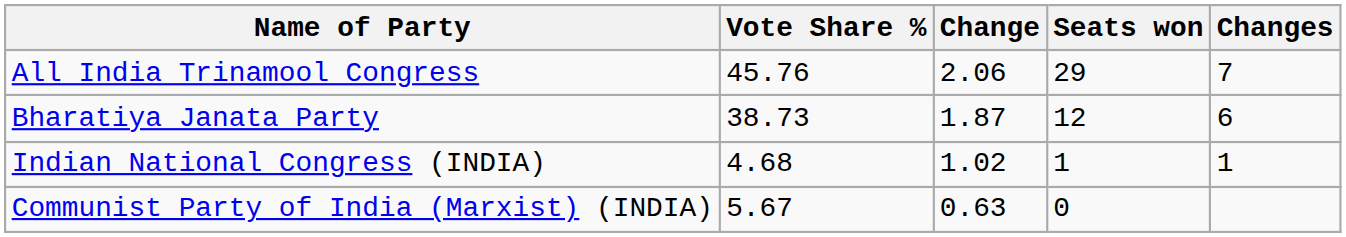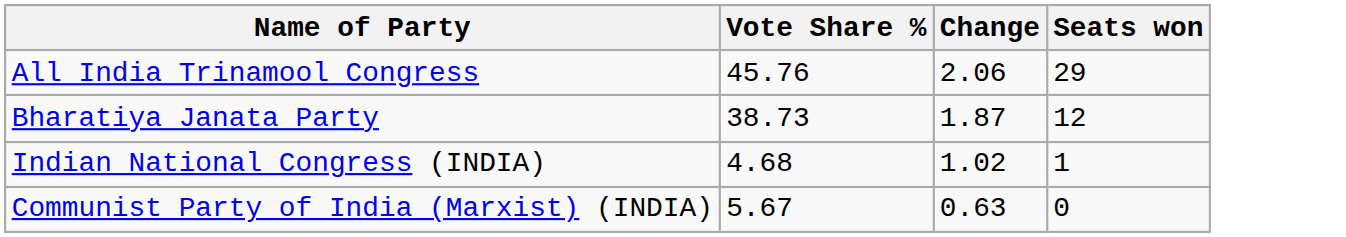- column: (1275, 28)
